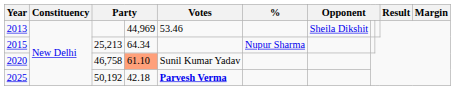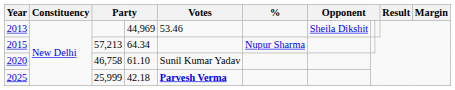(108, 45) 25,213 -> (108, 45) 57,213
(138, 61) lightsalmon background -> (138, 61) no background
(108, 77) 50,192 -> (108, 77) 25,999
